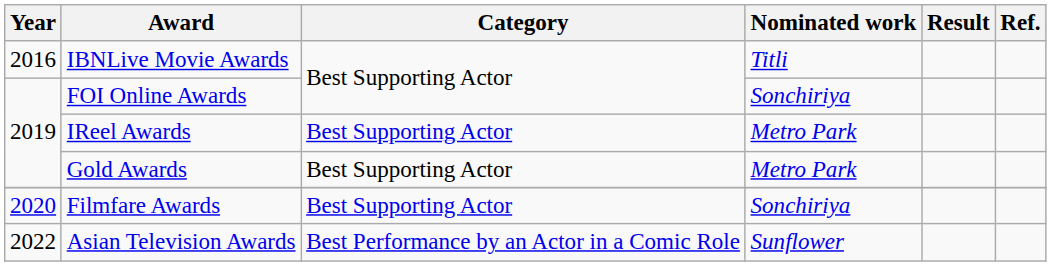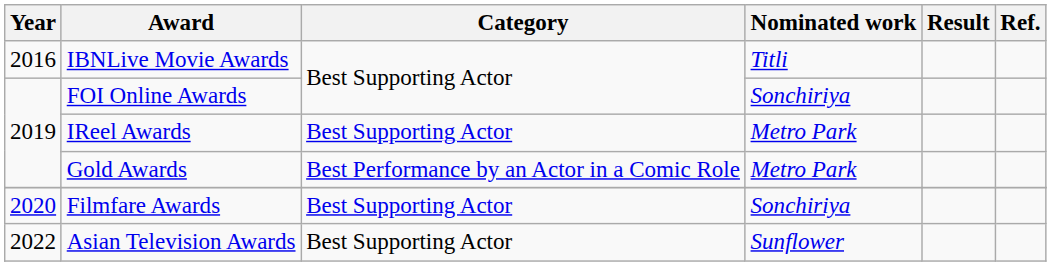(409, 168) Best Supporting Actor -> (523, 168) Best Performance by an Actor in a Comic Role
(523, 242) Best Performance by an Actor in a Comic Role -> (409, 242) Best Supporting Actor
